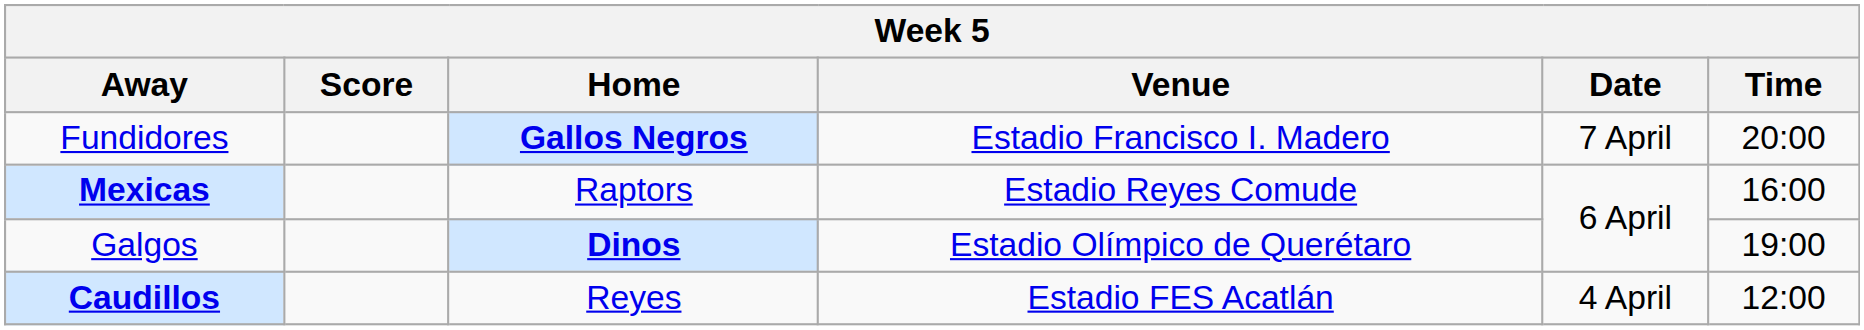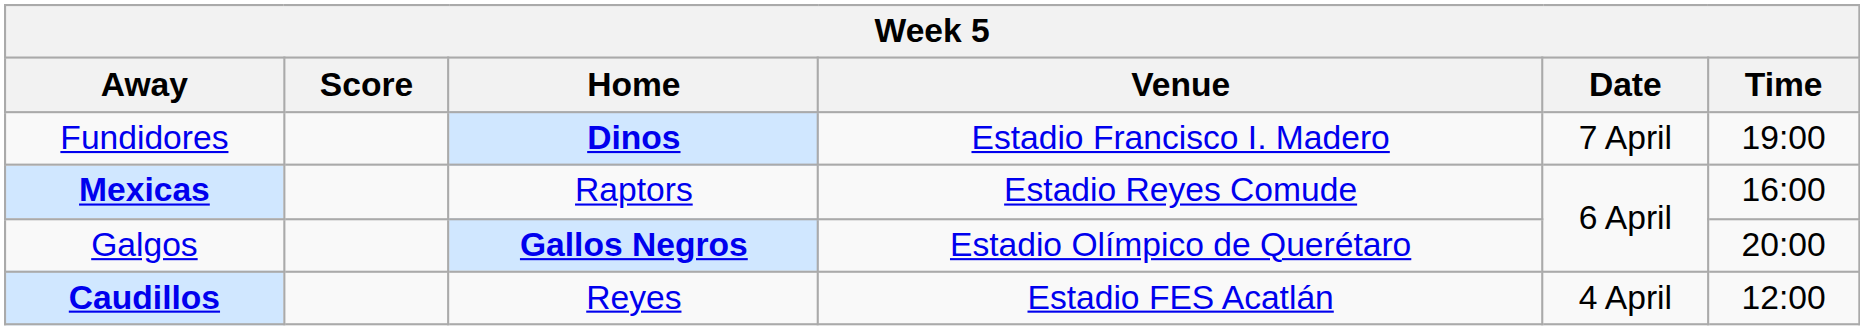(634, 137) Gallos Negros -> (634, 137) Dinos
(1784, 137) 20:00 -> (1784, 137) 19:00
(634, 244) Dinos -> (634, 244) Gallos Negros
(1784, 244) 19:00 -> (1784, 244) 20:00
